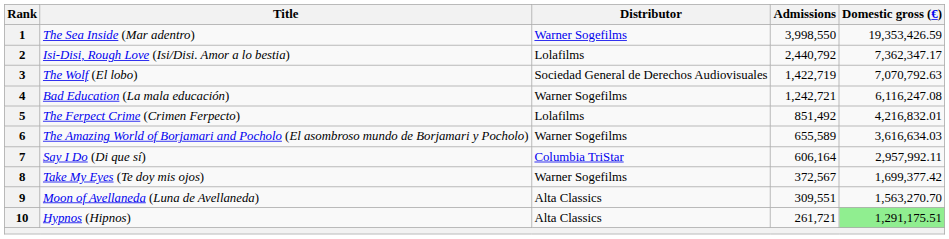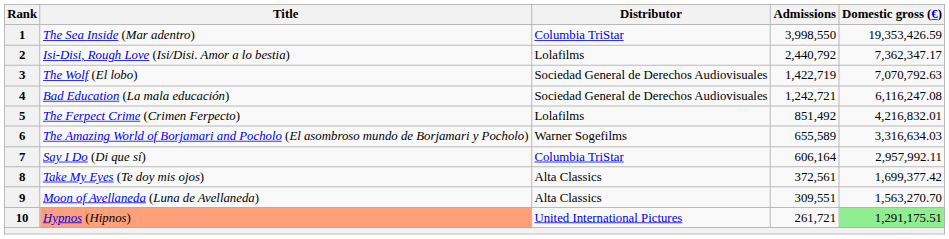(581, 34) Warner Sogefilms -> (579, 34) Columbia TriStar
(581, 95) Warner Sogefilms -> (651, 95) Sociedad General de Derechos Audiovisuales
(908, 136) 3,616,634.03 -> (908, 136) 3,316,634.03
(581, 177) Warner Sogefilms -> (568, 177) Alta Classics
(815, 177) 372,567 -> (815, 177) 372,561
(87, 217) no background -> (87, 217) lightsalmon background
(568, 217) Alta Classics -> (608, 217) United International Pictures
